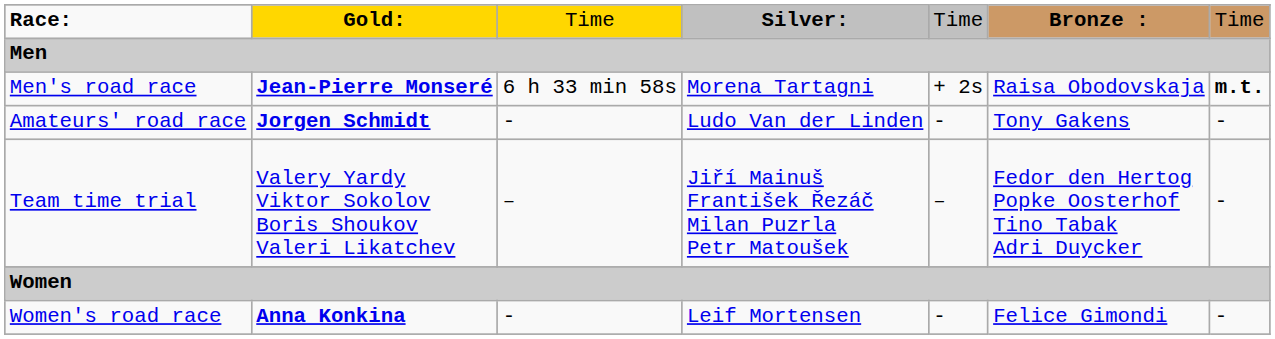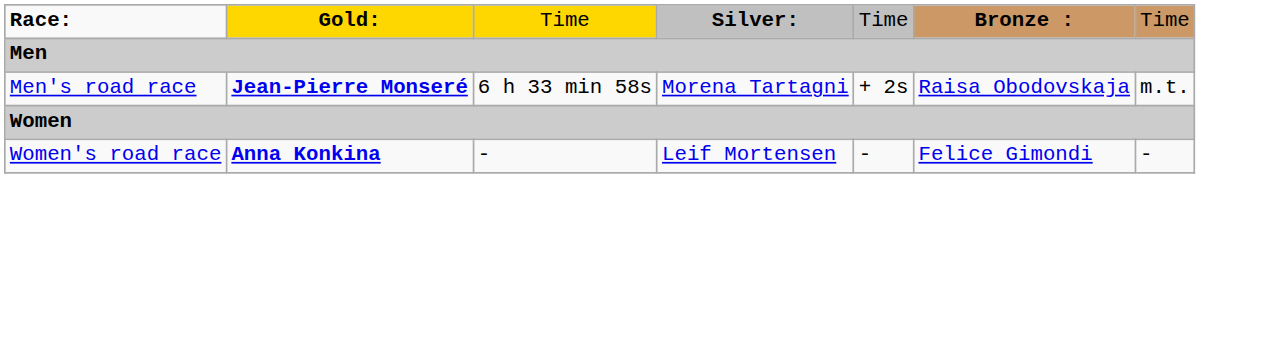(1240, 89) bold -> (1165, 89) normal
- row: (128, 122)
- row: (103, 203)
